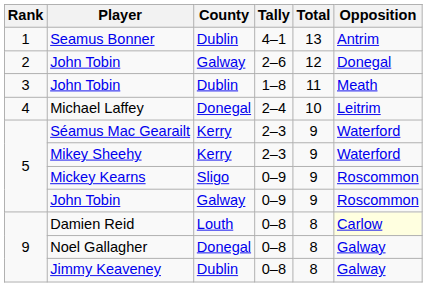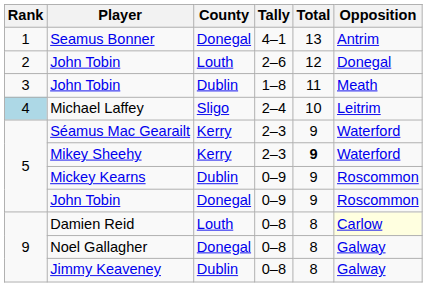(217, 39) Dublin -> (224, 39) Donegal
(221, 62) Galway -> (215, 62) Louth
(26, 108) no background -> (26, 108) lightblue background
(224, 108) Donegal -> (213, 108) Sligo
(313, 154) normal -> (313, 154) bold
(213, 177) Sligo -> (217, 177) Dublin
(221, 200) Galway -> (224, 200) Donegal
